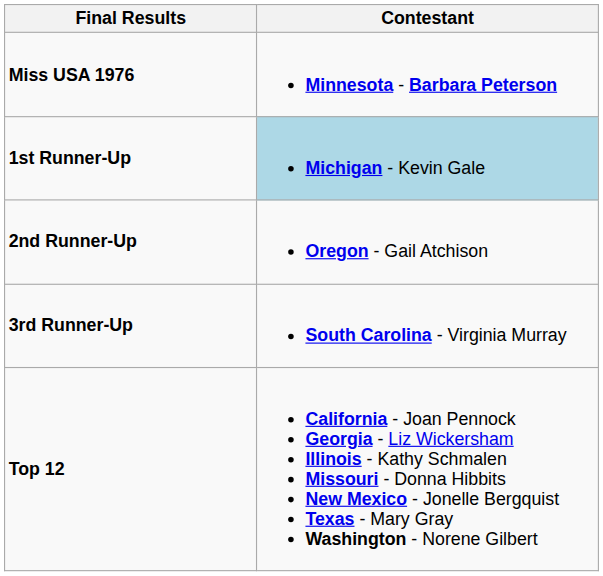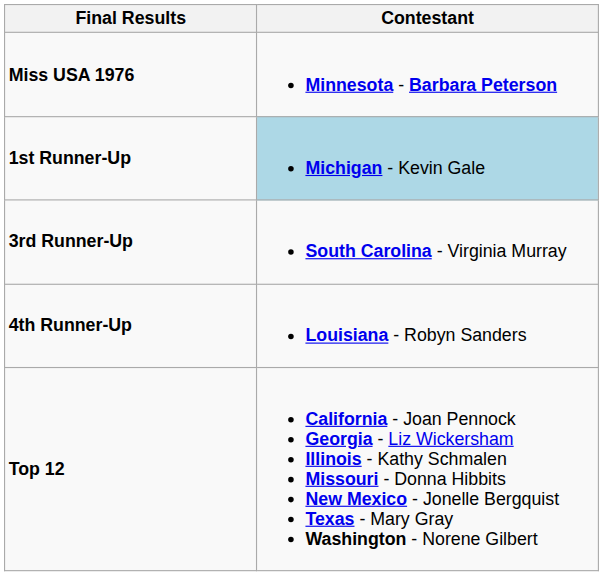- row: (73, 241)
+ row: (70, 325)
